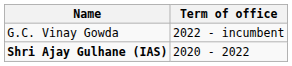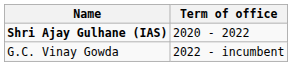rows swapped: (87, 52) <-> (63, 33)
